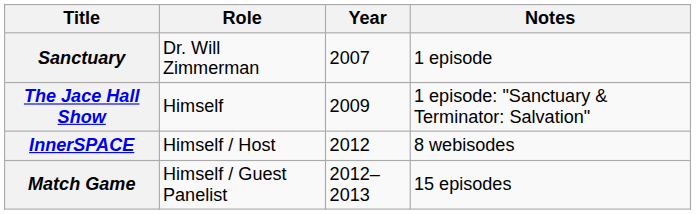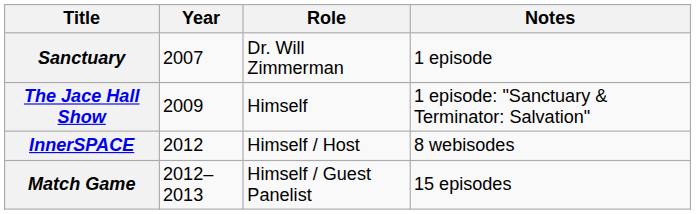columns swapped: (368, 18) <-> (242, 18)
